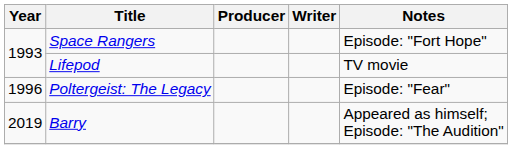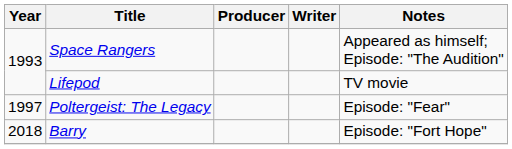(415, 41) Episode: "Fort Hope" -> (424, 49) Appeared as himself; Episode: "The Audition"
(25, 89) 1996 -> (25, 107) 1997
(25, 122) 2019 -> (25, 131) 2018
(424, 122) Appeared as himself; Episode: "The Audition" -> (415, 131) Episode: "Fort Hope"
